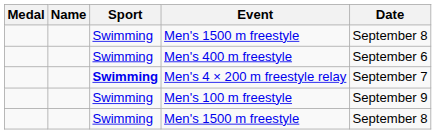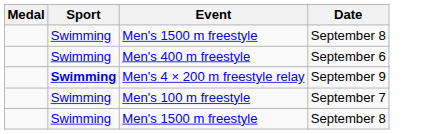- column: (69, 14)
(390, 77) September 7 -> (348, 77) September 9
(390, 98) September 9 -> (348, 98) September 7
